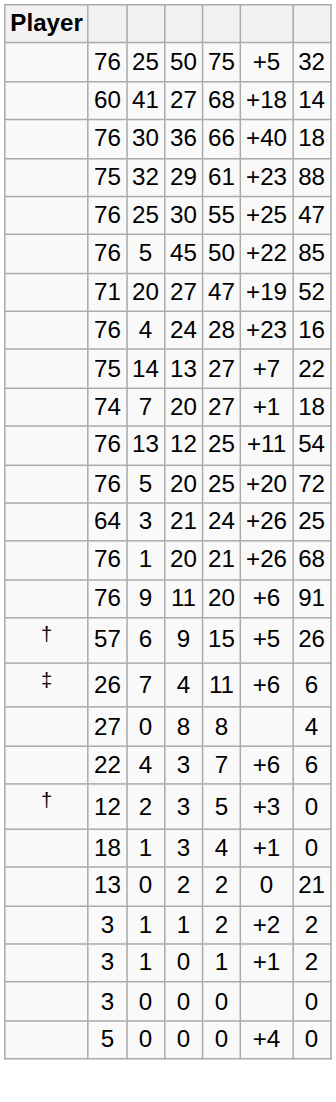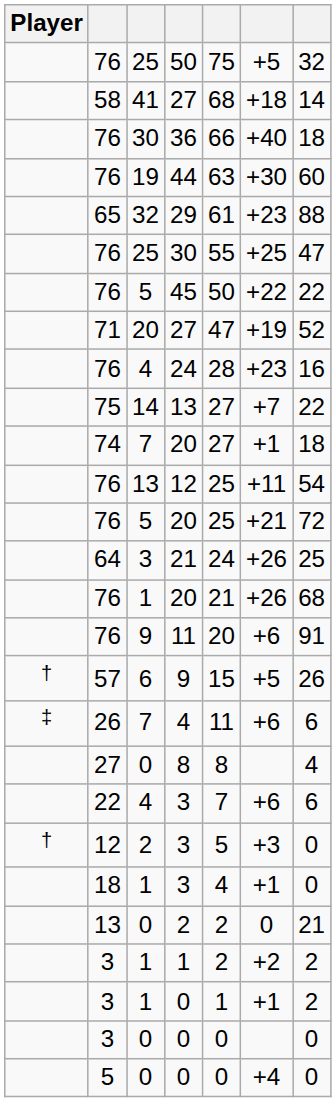(107, 100) 60 -> (107, 100) 58
+ row: (145, 176)
(107, 176) 75 -> (107, 215) 65
(312, 253) 85 -> (312, 291) 22
(267, 483) +20 -> (267, 521) +21
